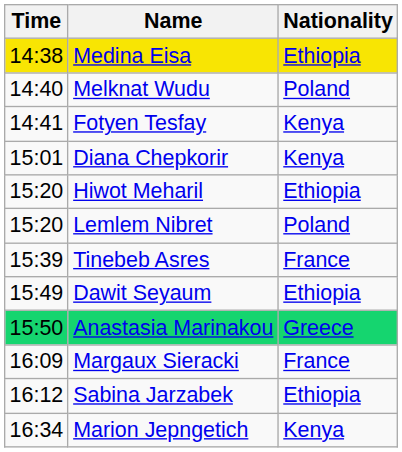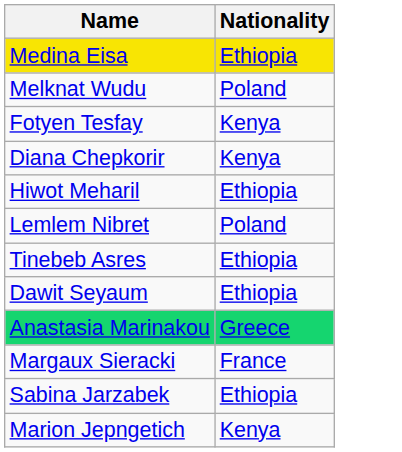- column: (36, 21)
(317, 259) France -> (258, 259) Ethiopia
